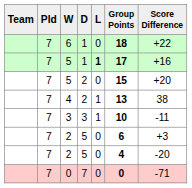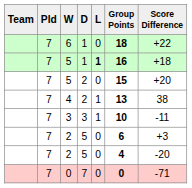(121, 62) 17 -> (121, 62) 16
(162, 62) +16 -> (162, 62) +18
